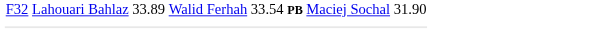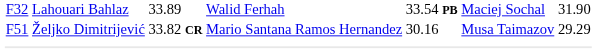+ row: (17, 29)
